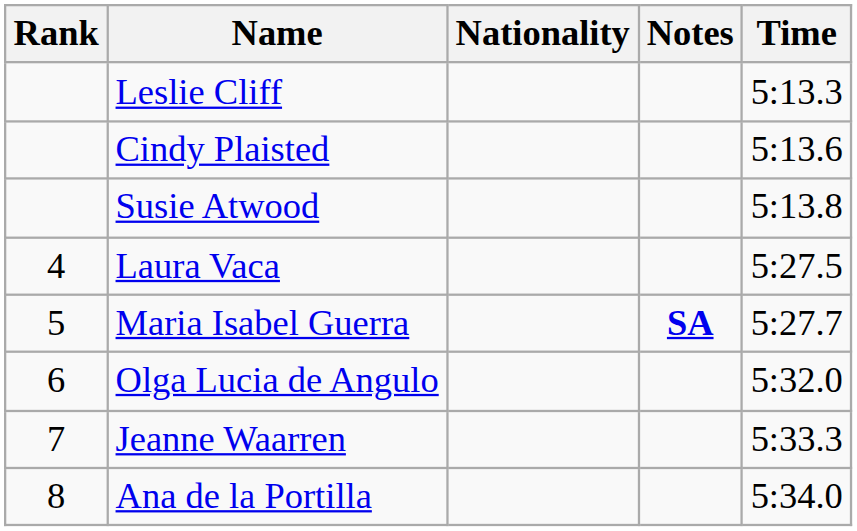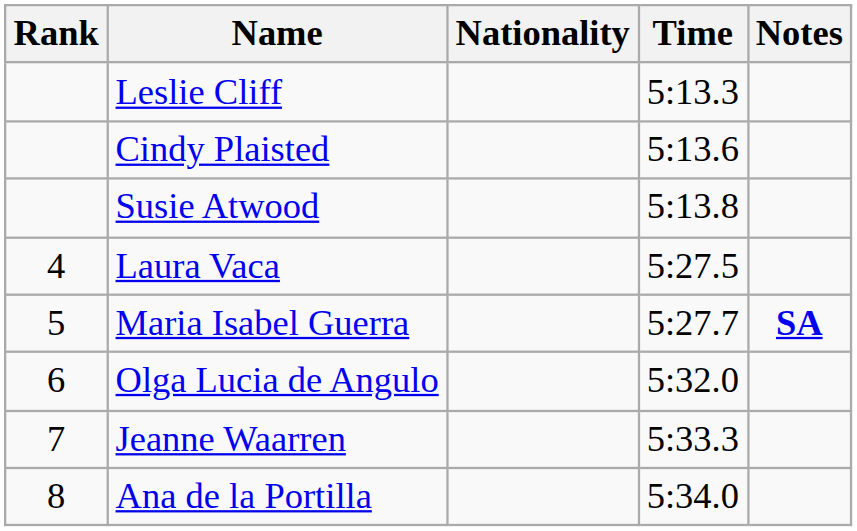columns swapped: (797, 33) <-> (690, 33)
